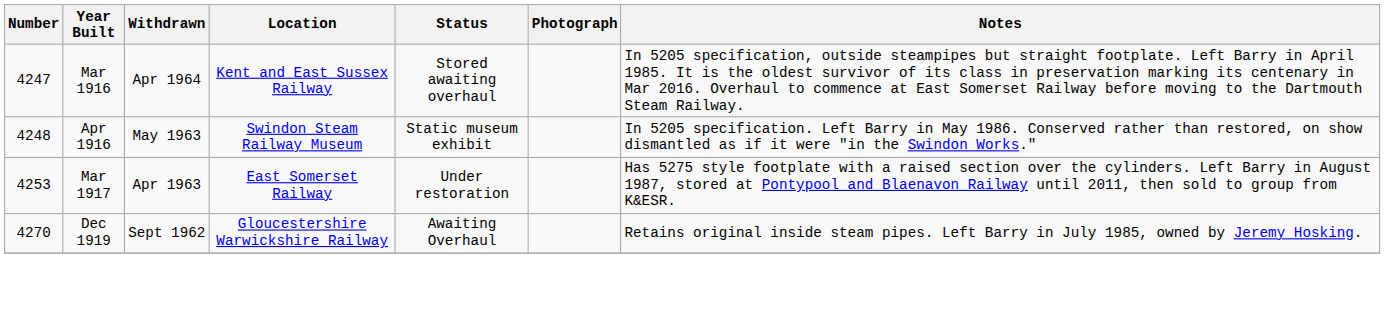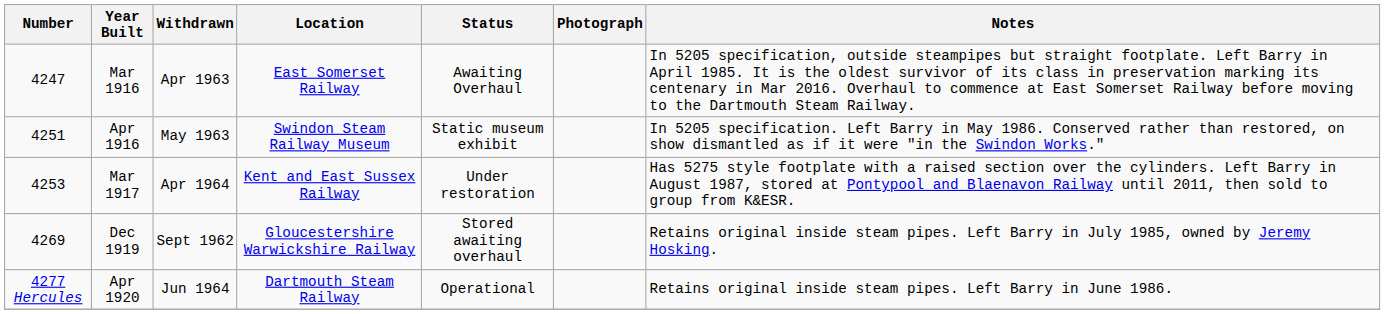(167, 81) Apr 1964 -> (195, 81) Apr 1963
(302, 81) Kent and East Sussex Railway -> (330, 81) East Somerset Railway
(462, 81) Stored awaiting overhaul -> (488, 81) Awaiting Overhaul
(34, 137) 4248 -> (48, 137) 4251
(167, 185) Apr 1963 -> (195, 185) Apr 1964
(302, 185) East Somerset Railway -> (330, 185) Kent and East Sussex Railway
(34, 233) 4270 -> (48, 241) 4269
(462, 233) Awaiting Overhaul -> (488, 241) Stored awaiting overhaul
+ row: (122, 289)
